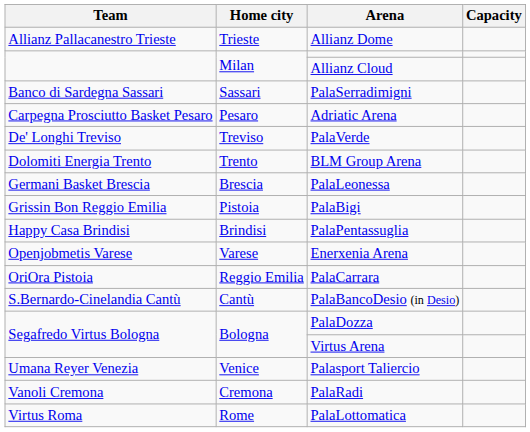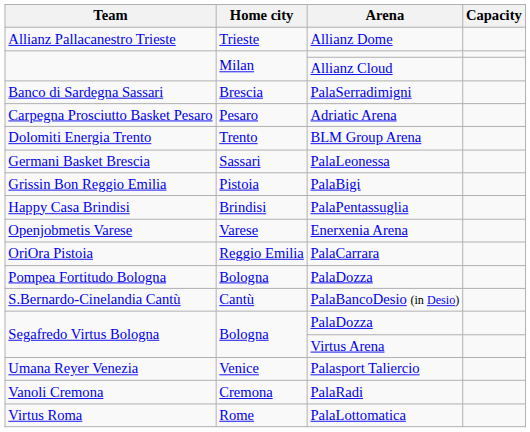(240, 92) Sassari -> (241, 92) Brescia
- row: (65, 138)
(241, 184) Brescia -> (240, 161) Sassari
+ row: (87, 276)
